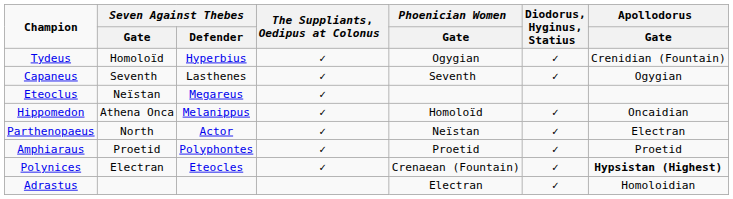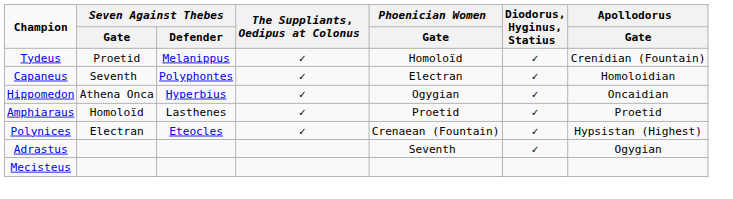(137, 58) Homoloïd -> (117, 58) Proetid
(216, 58) Hyperbius -> (196, 58) Melanippus
(456, 58) Ogygian -> (436, 58) Homoloïd
(216, 76) Lasthenes -> (196, 76) Polyphontes
(456, 76) Seventh -> (436, 76) Electran
(658, 76) Ogygian -> (638, 76) Homoloidian
- row: (51, 94)
(216, 112) Melanippus -> (196, 94) Hyperbius
(456, 112) Homoloïd -> (436, 94) Ogygian
- row: (51, 130)
(137, 149) Proetid -> (117, 112) Homoloïd
(216, 149) Polyphontes -> (196, 112) Lasthenes
(658, 167) bold -> (638, 130) normal
(456, 185) Electran -> (436, 149) Seventh
(658, 185) Homoloidian -> (638, 149) Ogygian
+ row: (41, 167)
